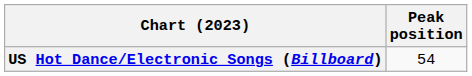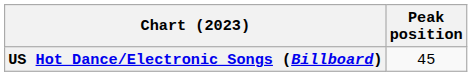(426, 59) 54 -> (426, 59) 45
